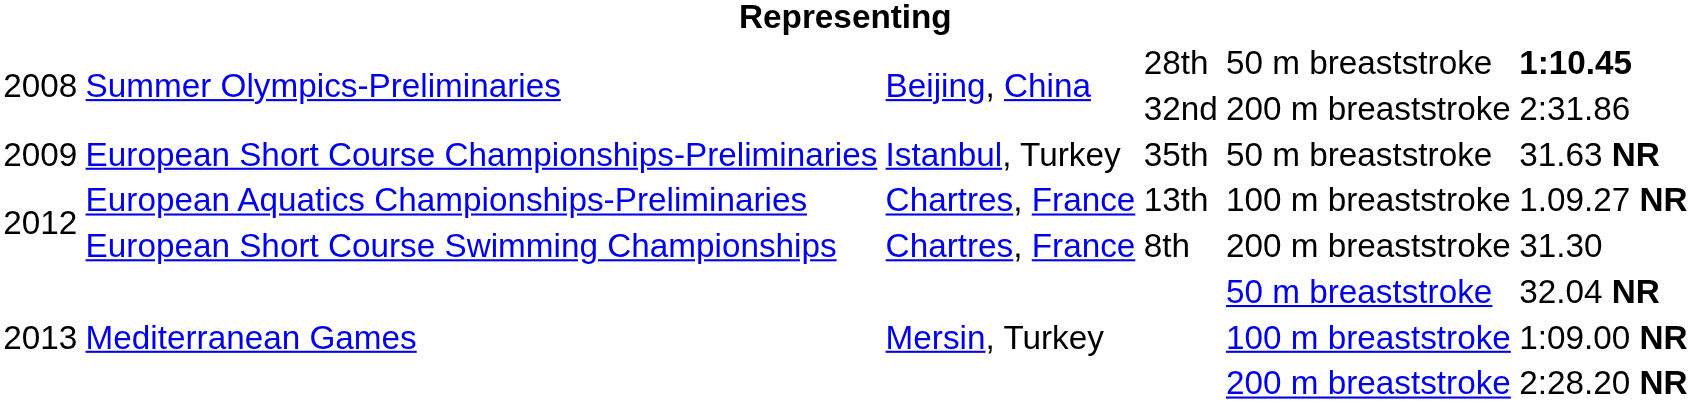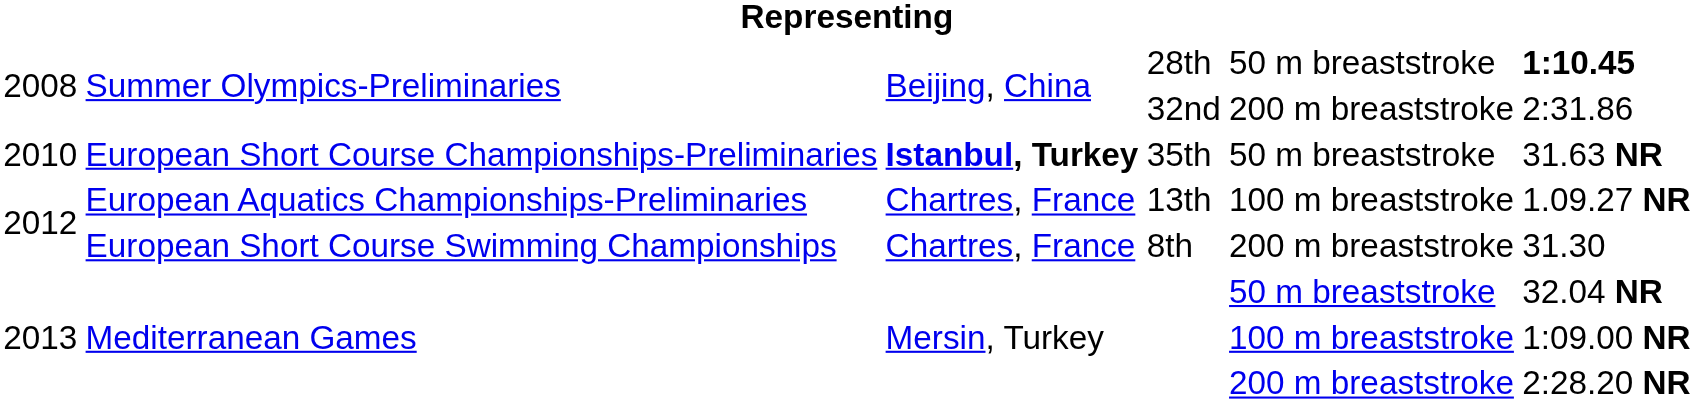(40, 154) 2009 -> (40, 154) 2010
(1003, 154) normal -> (1012, 154) bold
